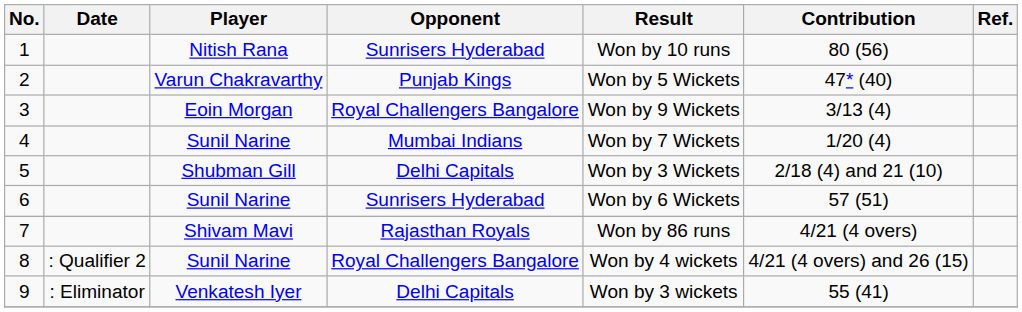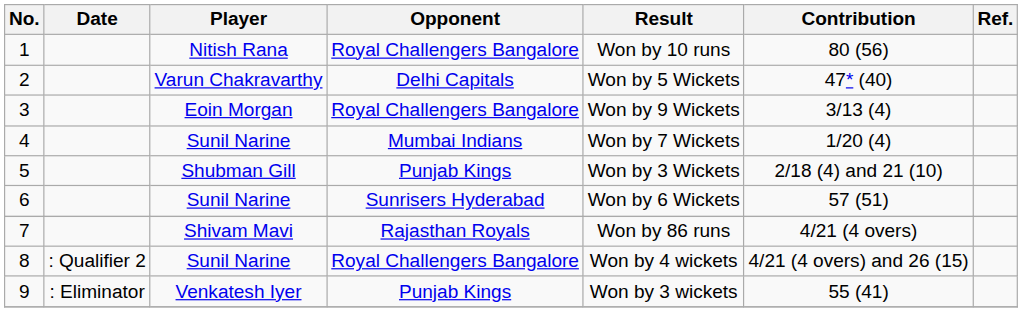(455, 49) Sunrisers Hyderabad -> (455, 49) Royal Challengers Bangalore
(455, 79) Punjab Kings -> (455, 79) Delhi Capitals
(455, 170) Delhi Capitals -> (455, 170) Punjab Kings
(455, 291) Delhi Capitals -> (455, 291) Punjab Kings
